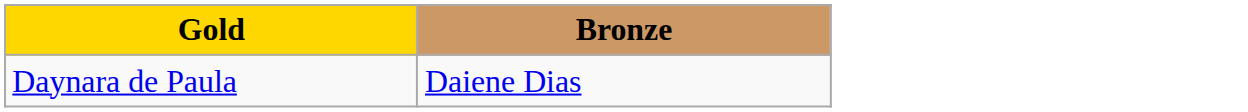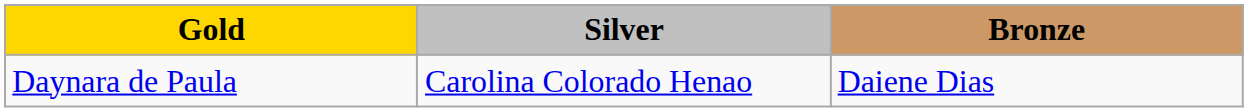+ column: (624, 29)
